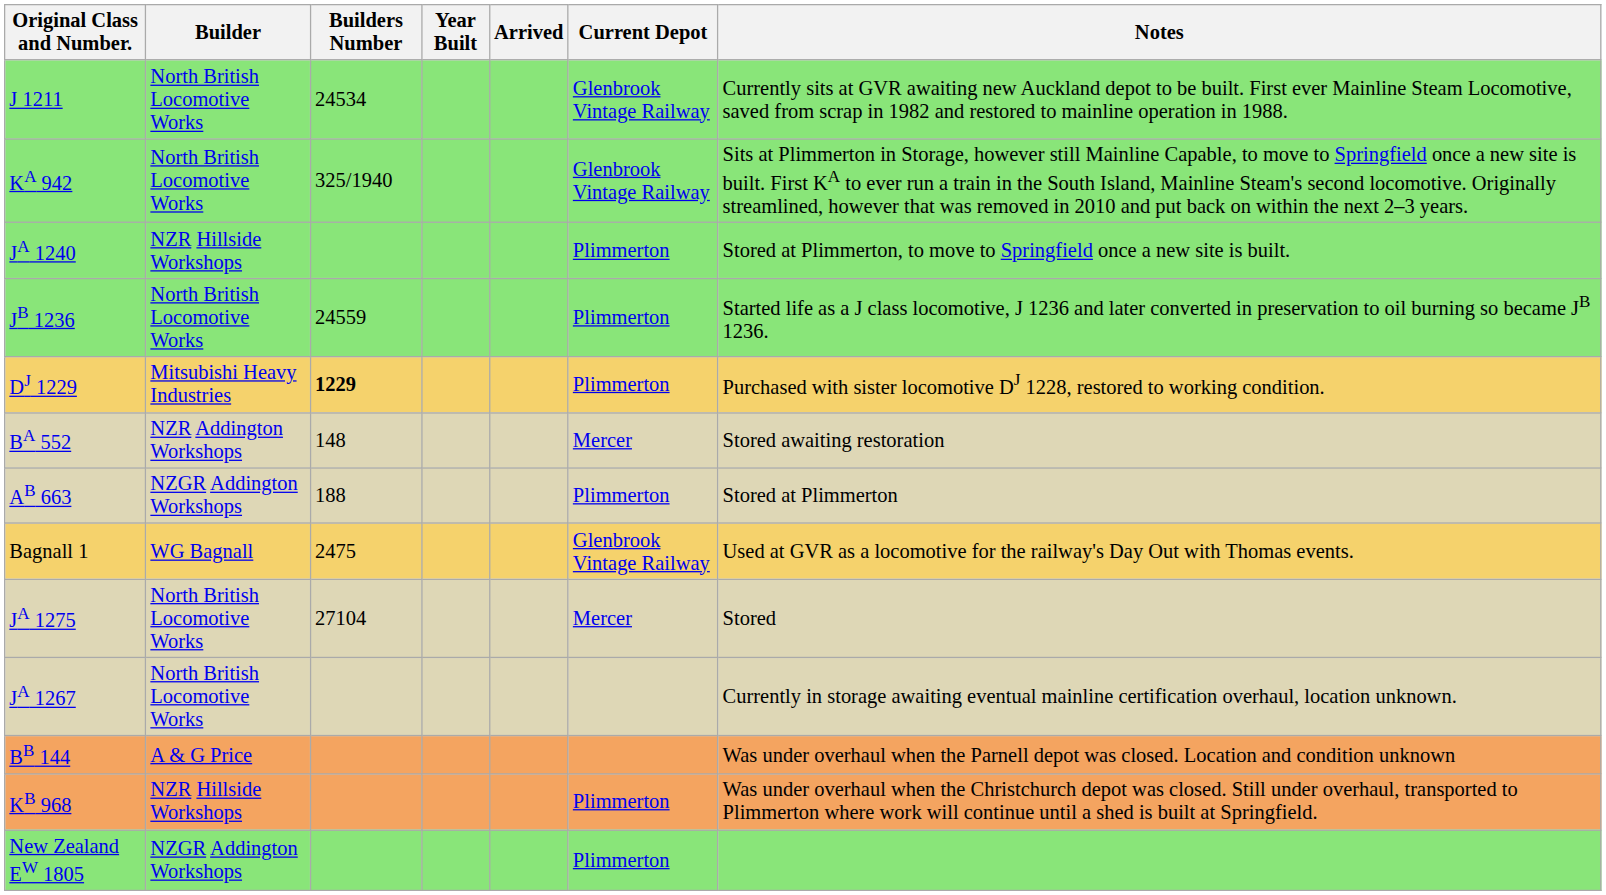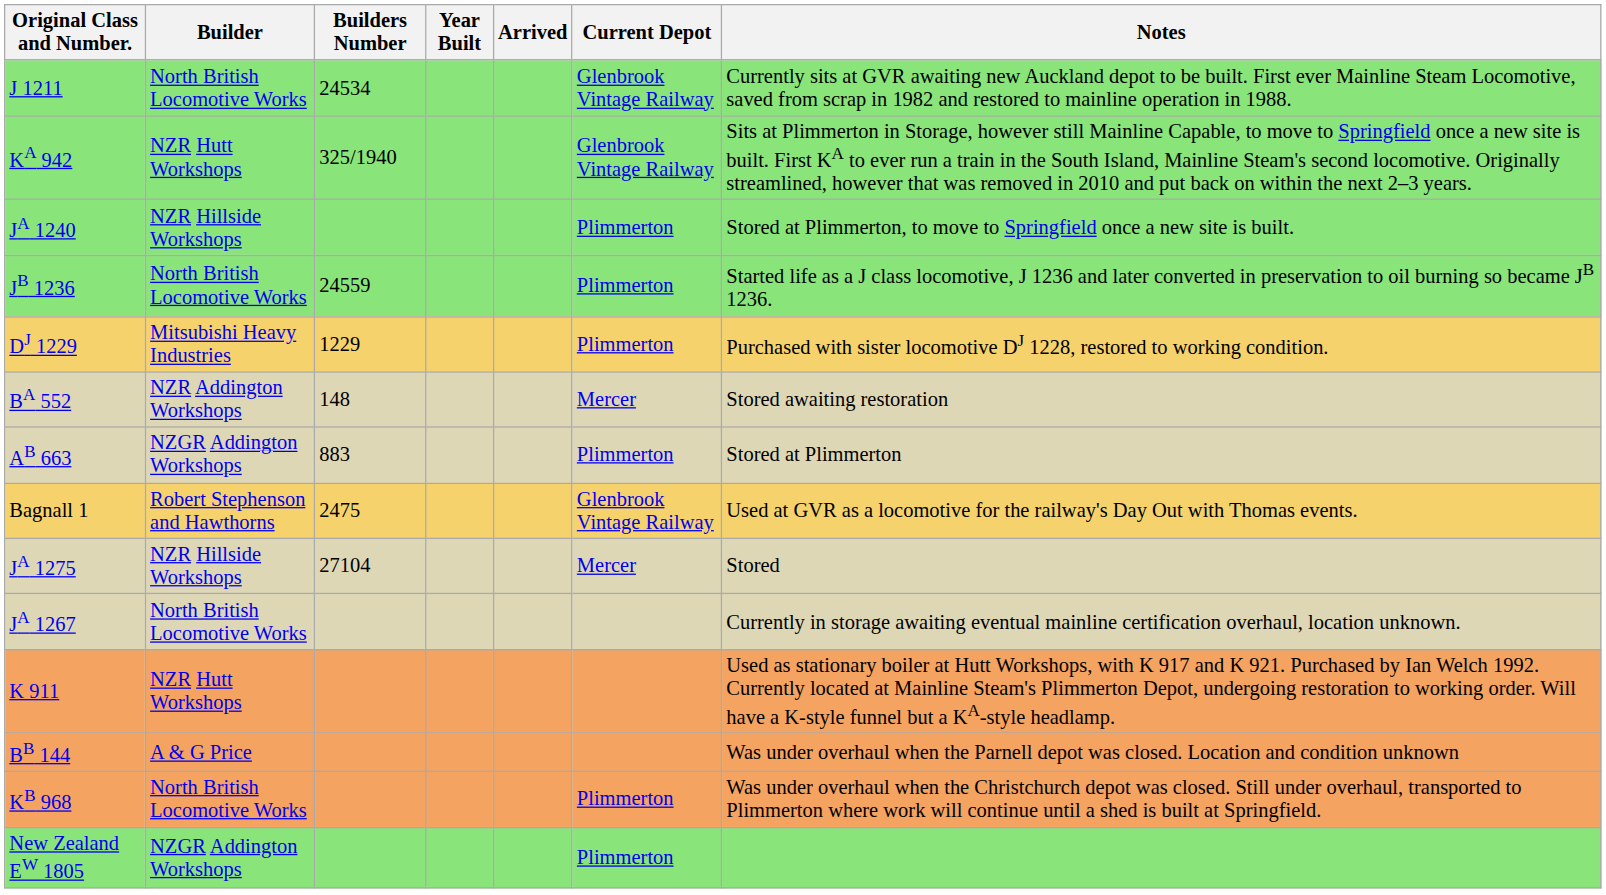(205, 180) North British Locomotive Works -> (196, 157) NZR Hutt Workshops
(336, 384) bold -> (340, 343) normal
(330, 495) 188 -> (335, 455) 883
(202, 551) WG Bagnall -> (228, 510) Robert Stephenson and Hawthorns
(205, 618) North British Locomotive Works -> (206, 566) NZR Hillside Workshops
+ row: (34, 691)
(206, 801) NZR Hillside Workshops -> (228, 799) North British Locomotive Works
